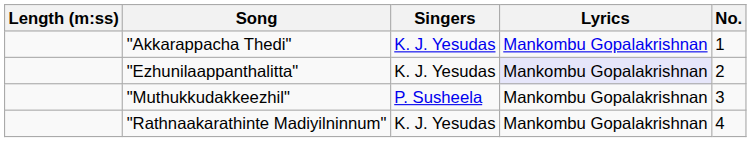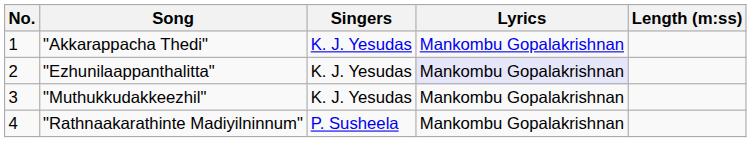columns swapped: (729, 18) <-> (64, 18)
(438, 97) P. Susheela -> (361, 97) K. J. Yesudas
(445, 124) K. J. Yesudas -> (355, 124) P. Susheela
